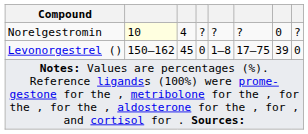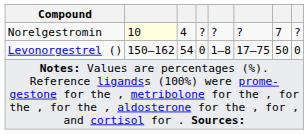(279, 32) 0 -> (279, 32) 7
(187, 50) 45 -> (187, 50) 54
(282, 50) 39 -> (282, 50) 50
